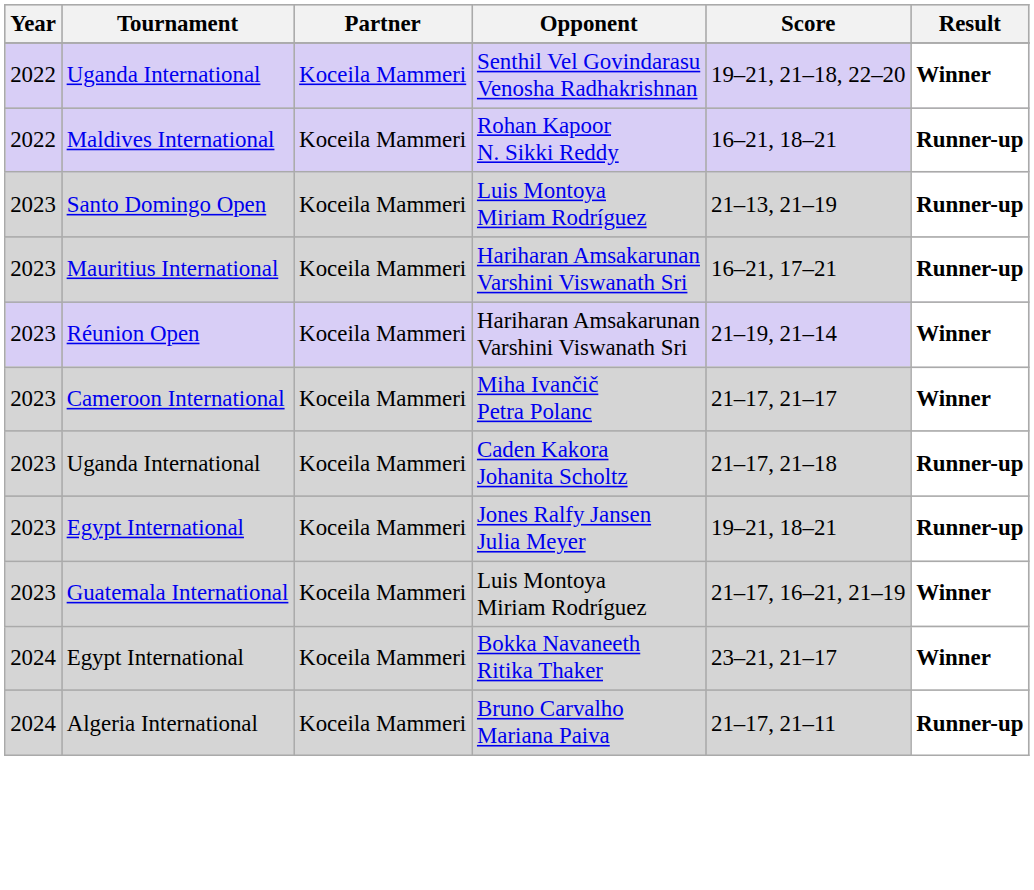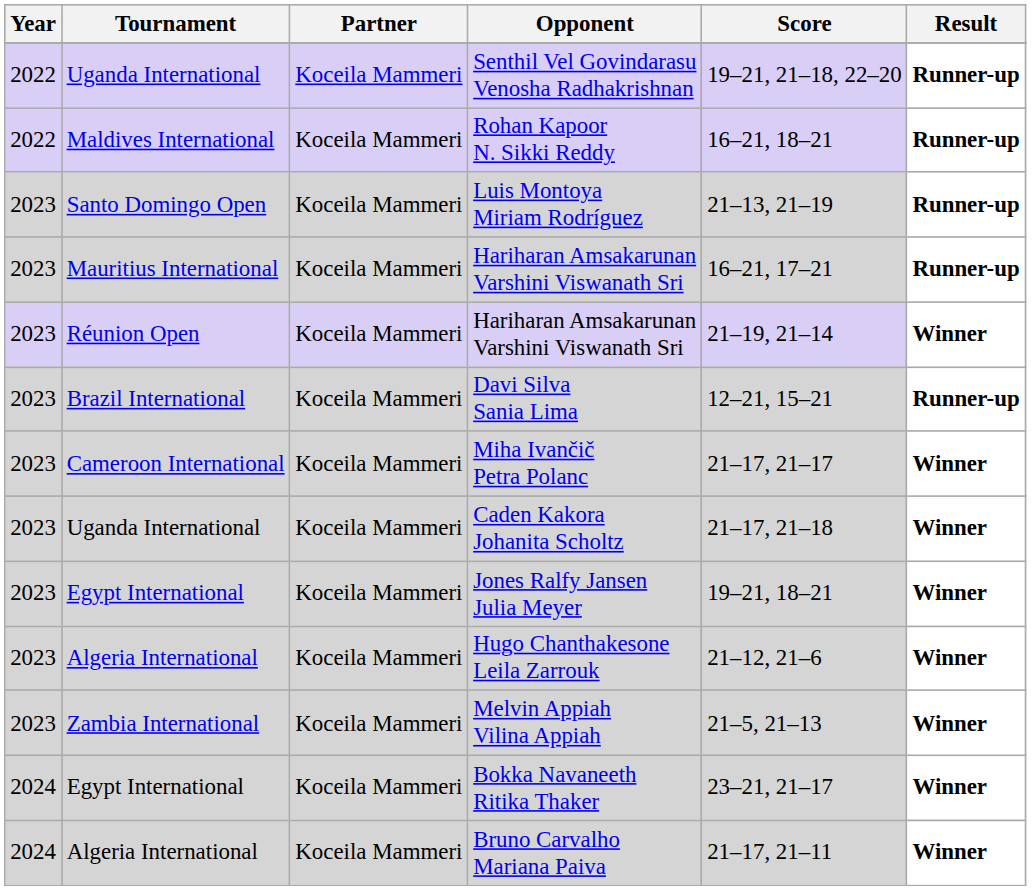(954, 75) Winner -> (966, 75) Runner-up
+ row: (156, 399)
(970, 463) Runner-up -> (950, 528) Winner
(970, 528) Runner-up -> (950, 593) Winner
+ row: (162, 658)
- row: (178, 593)
+ row: (163, 722)
(970, 722) Runner-up -> (950, 852) Winner
